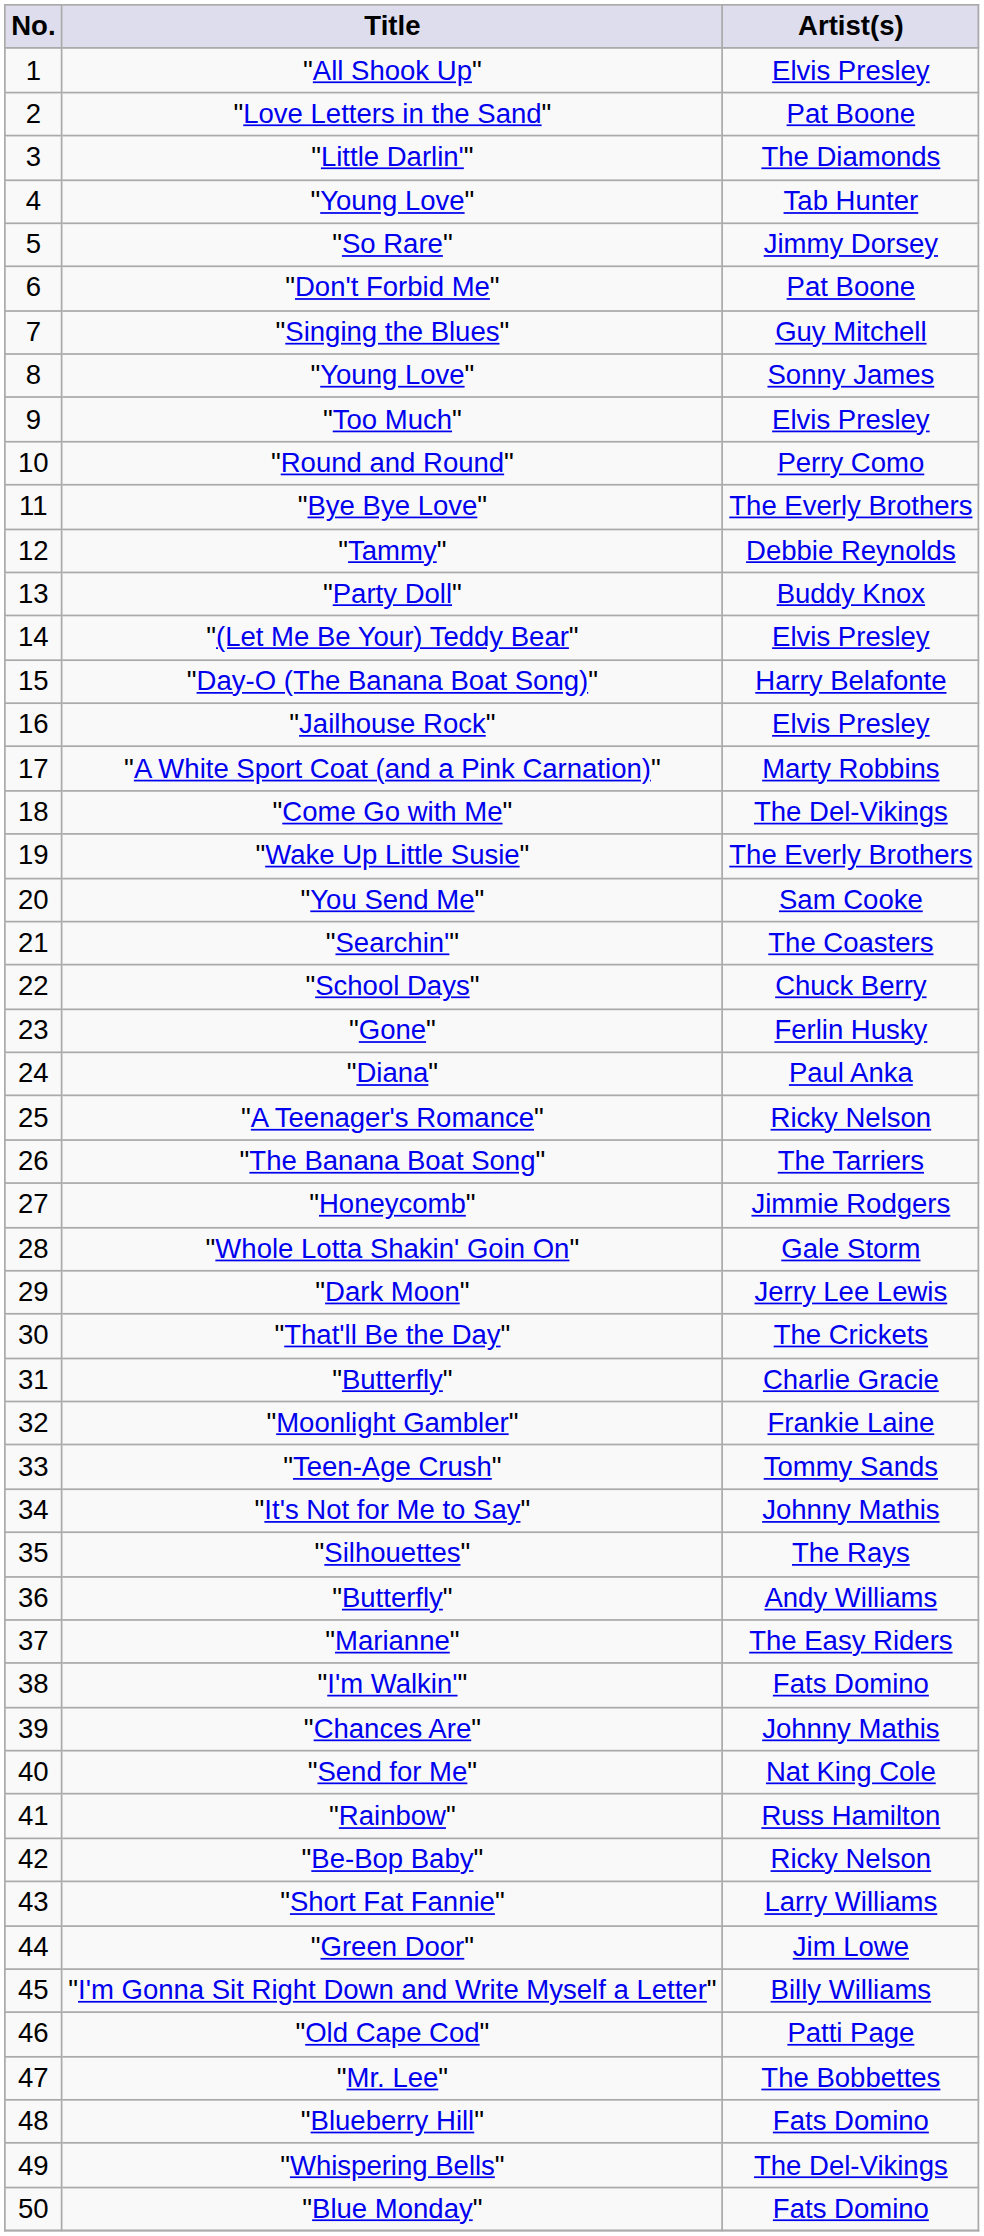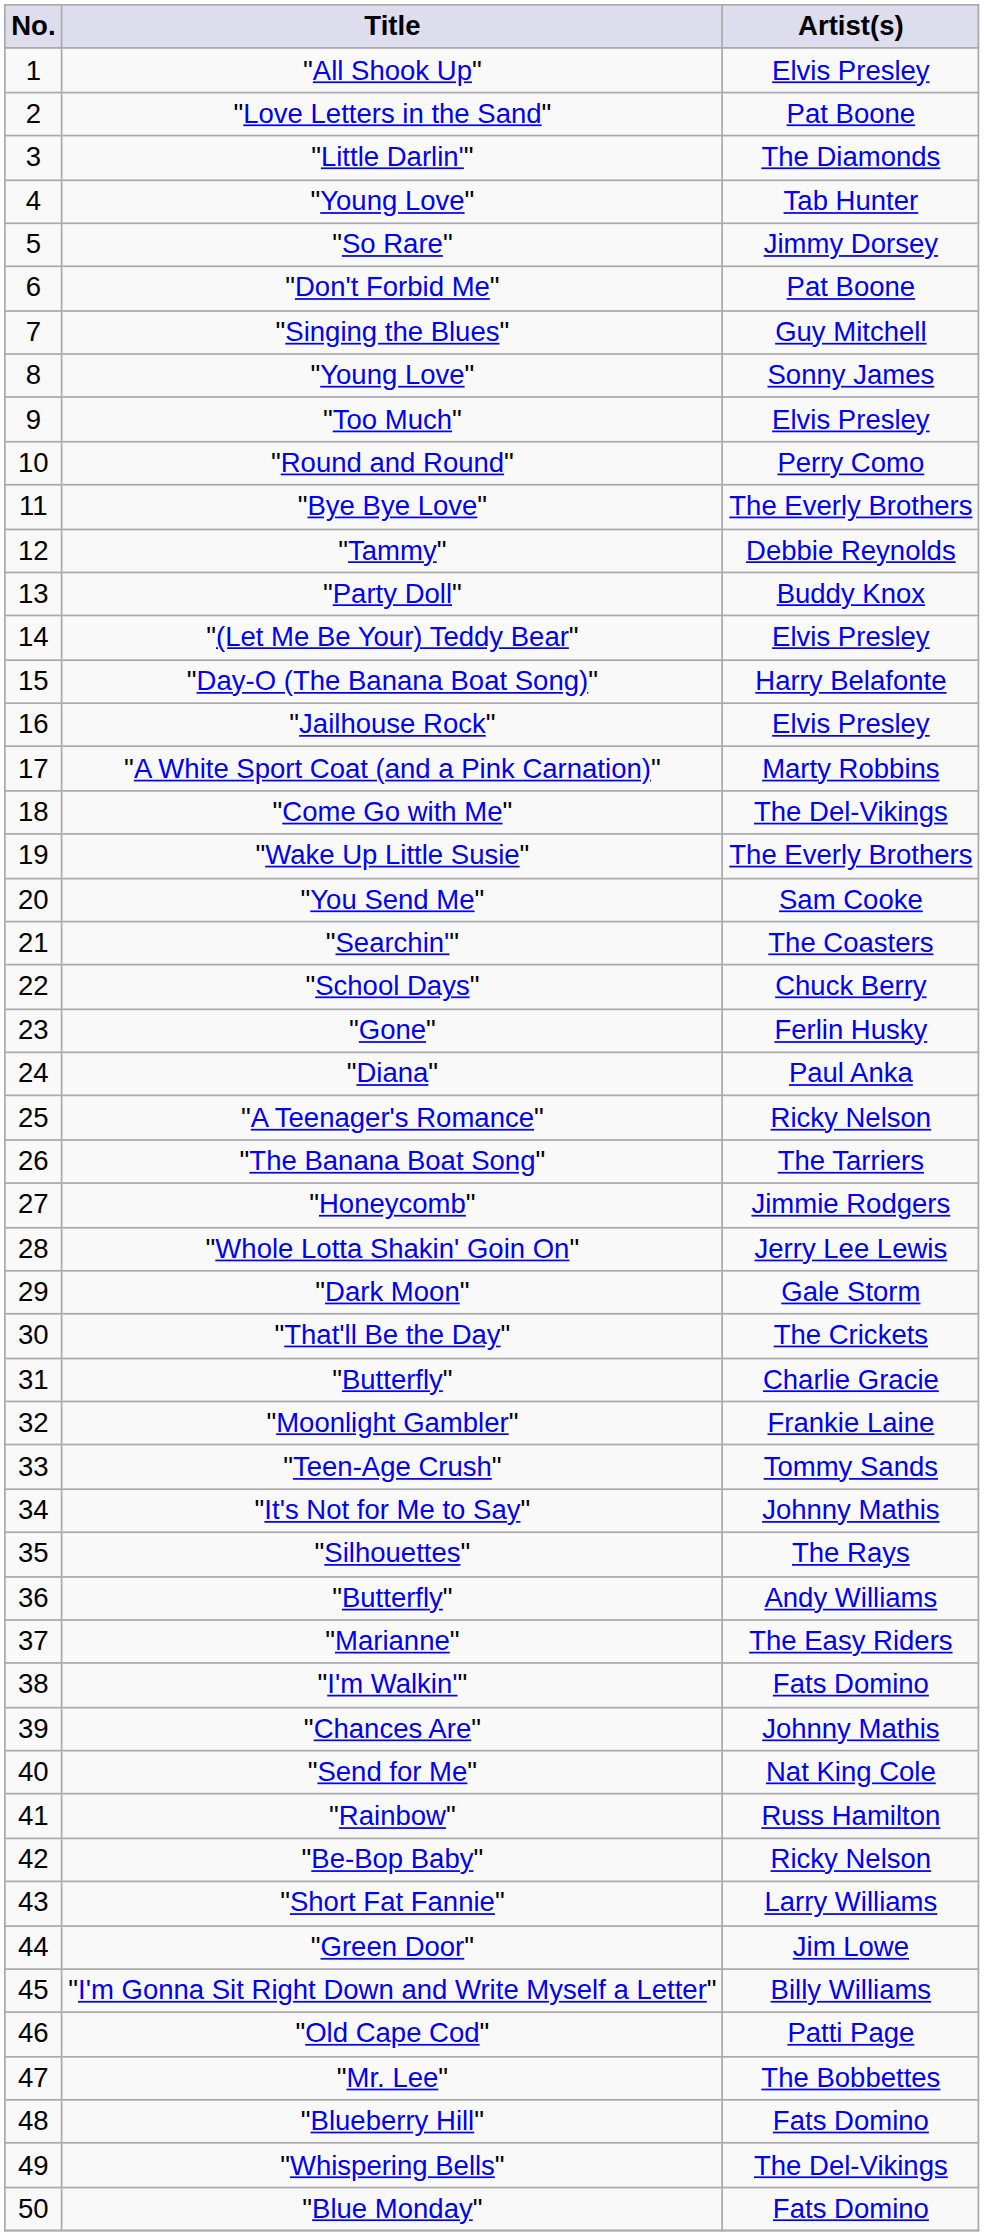(851, 1248) Gale Storm -> (851, 1248) Jerry Lee Lewis
(851, 1292) Jerry Lee Lewis -> (851, 1292) Gale Storm
